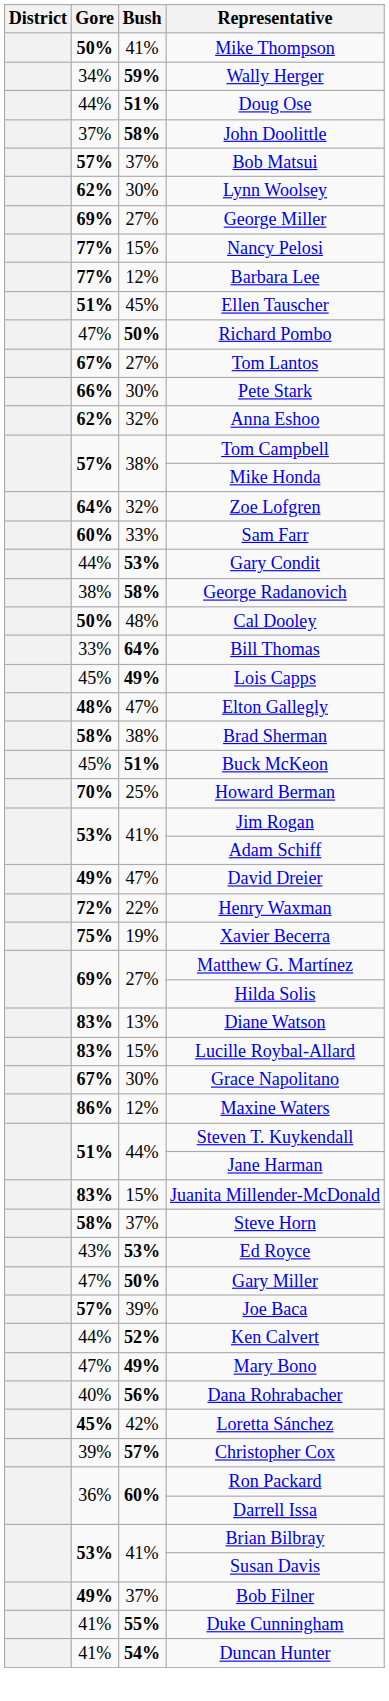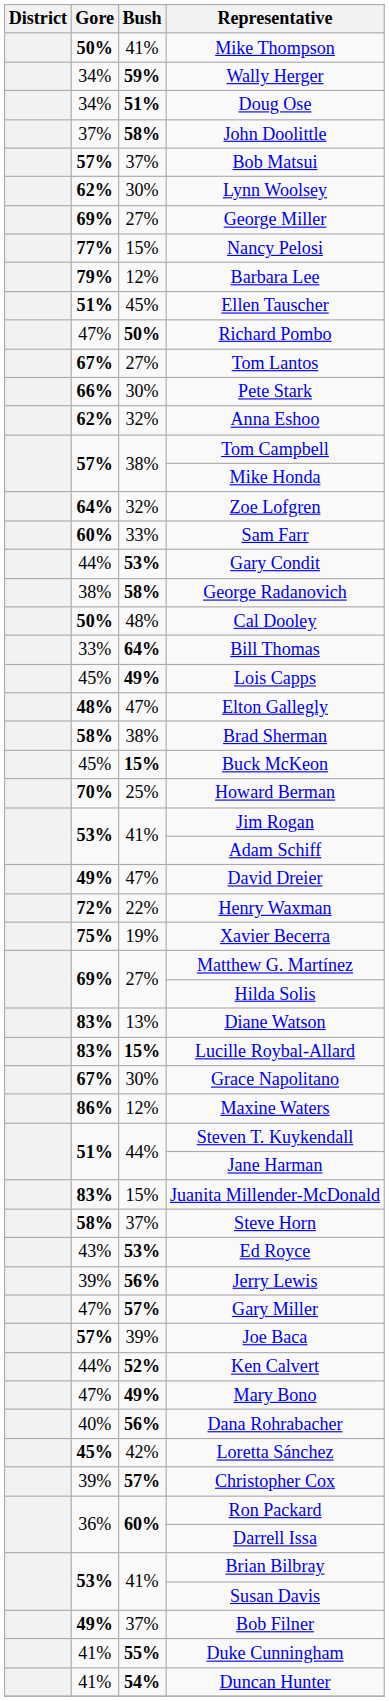(95, 104) 44% -> (95, 104) 34%
(95, 276) 77% -> (95, 276) 79%
(142, 764) 51% -> (142, 764) 15%
(142, 1051) normal -> (142, 1051) bold
+ row: (275, 1280)
(142, 1280) 50% -> (142, 1309) 57%
